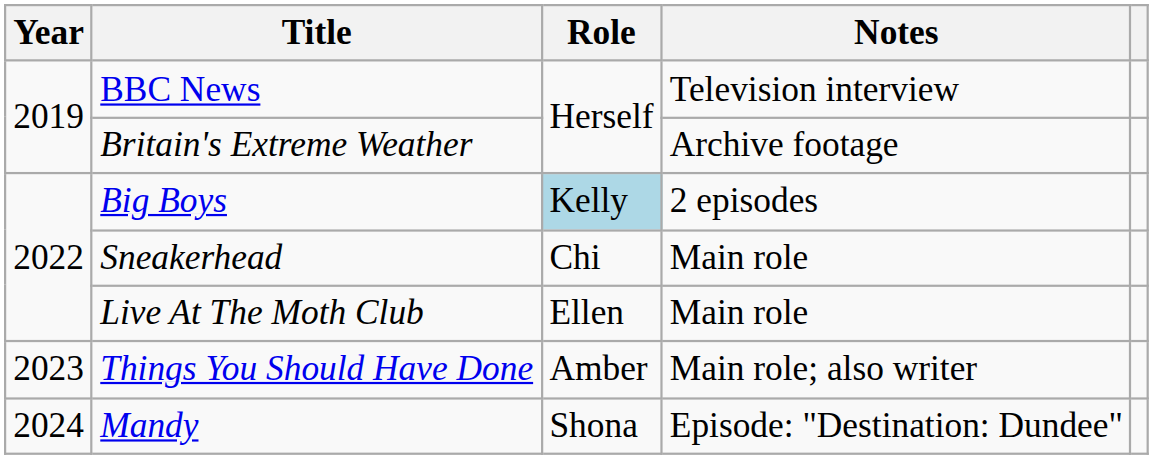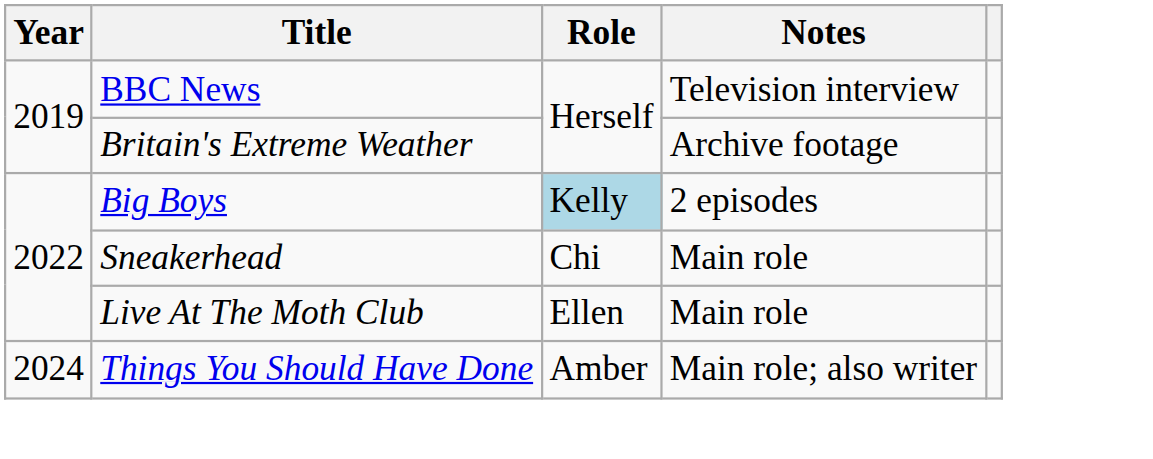(49, 369) 2023 -> (49, 369) 2024
- row: (149, 425)
